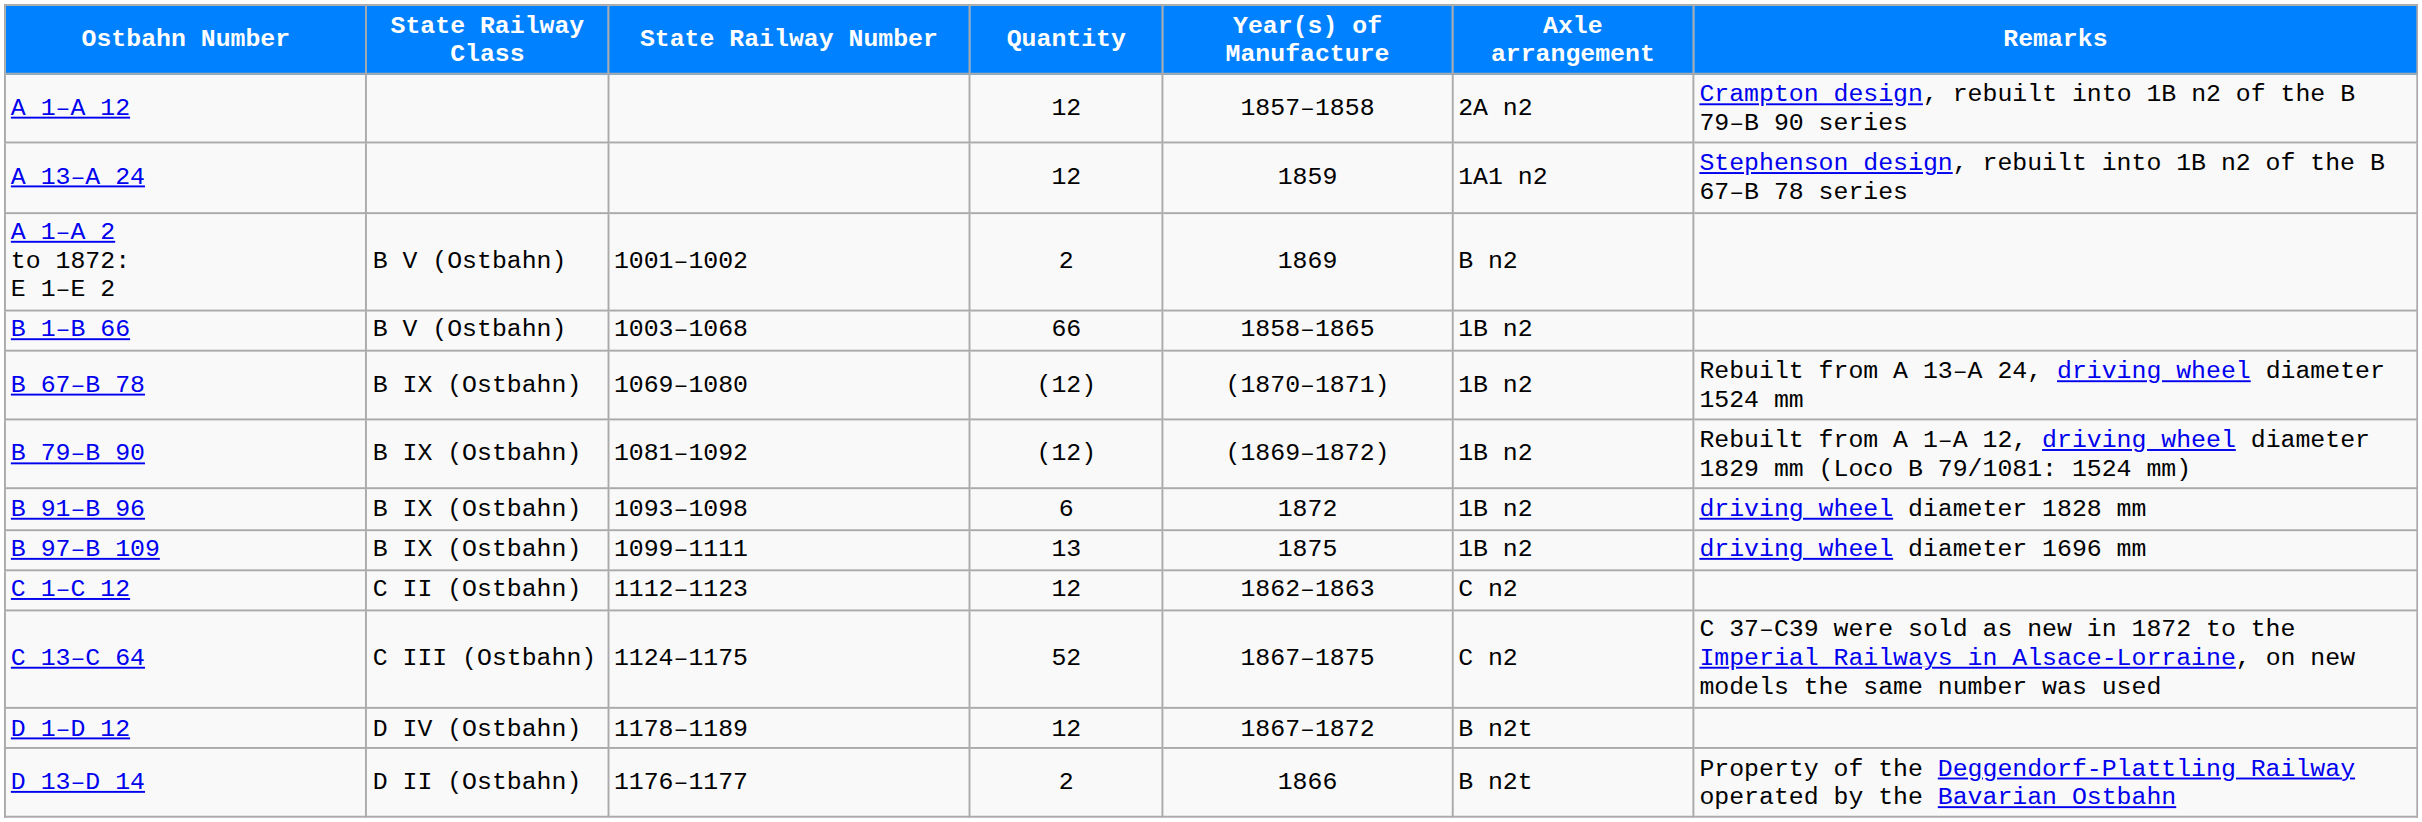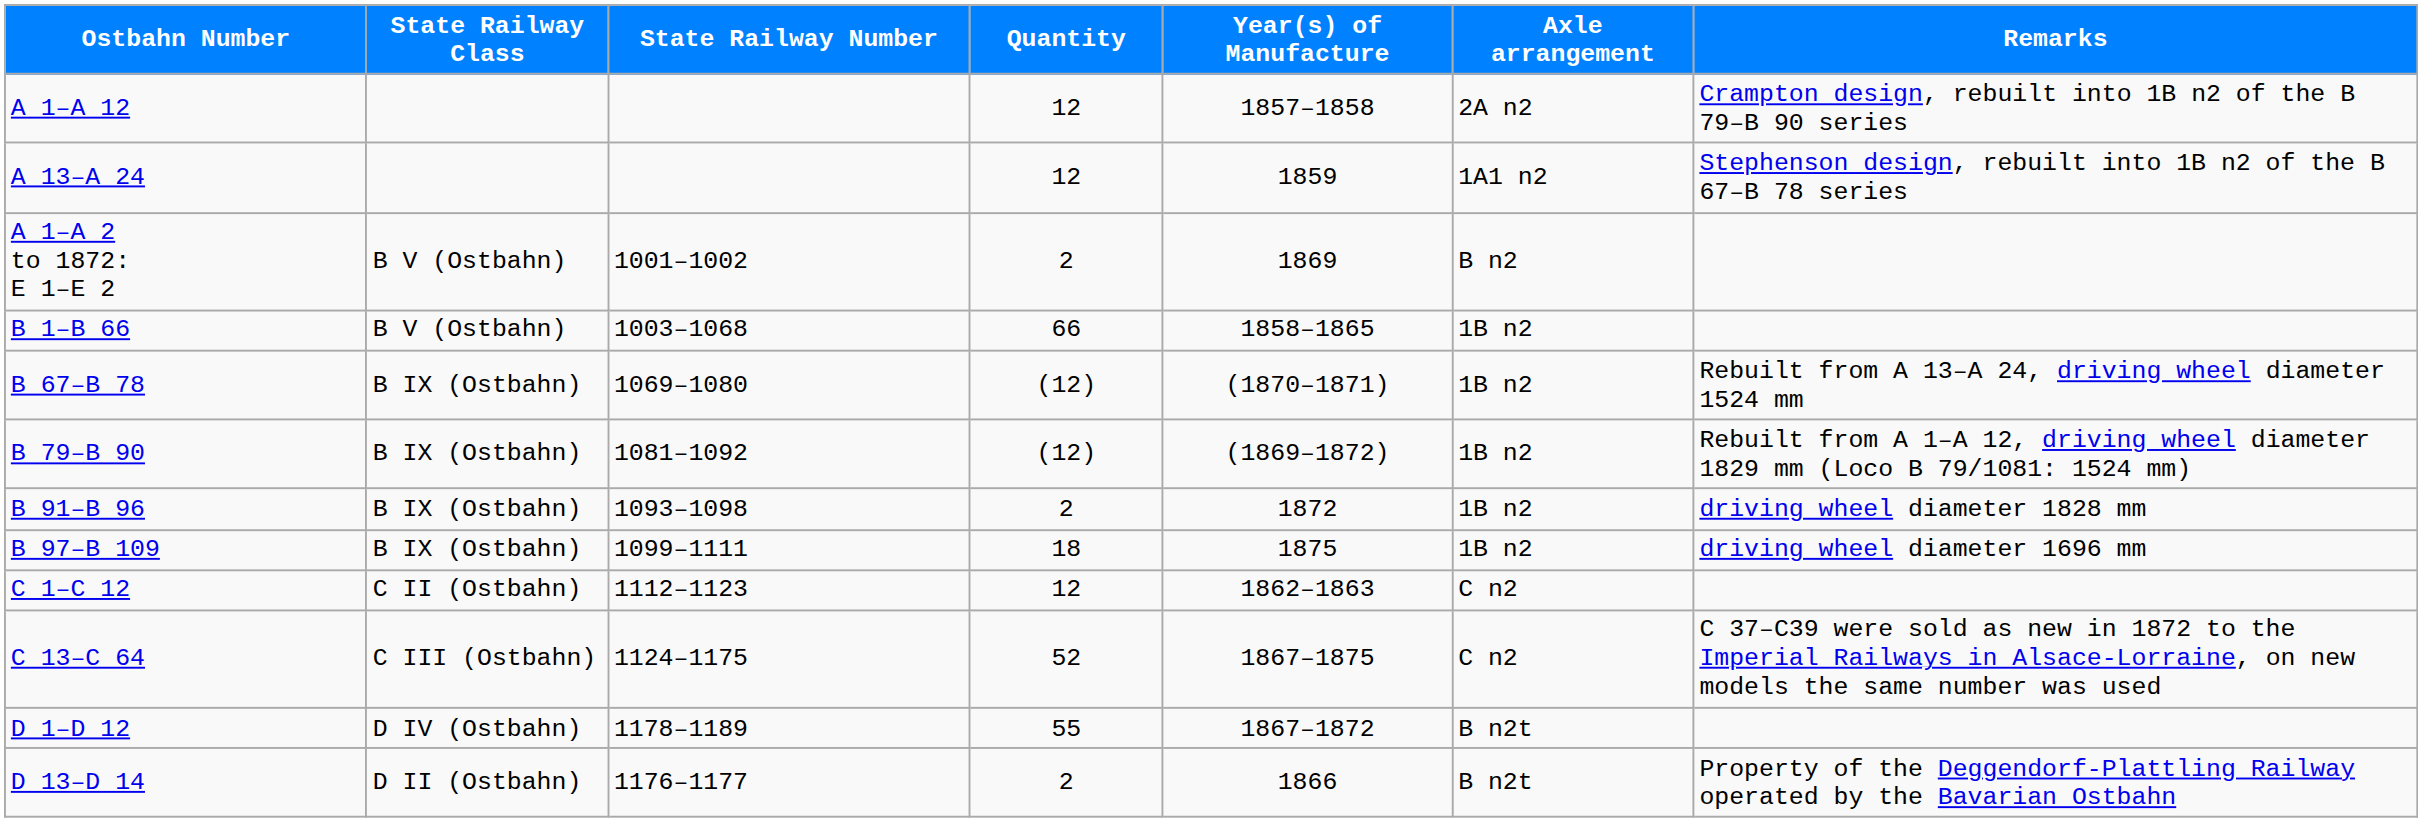(1066, 509) 6 -> (1066, 509) 2
(1066, 549) 13 -> (1066, 549) 18
(1066, 728) 12 -> (1066, 728) 55
